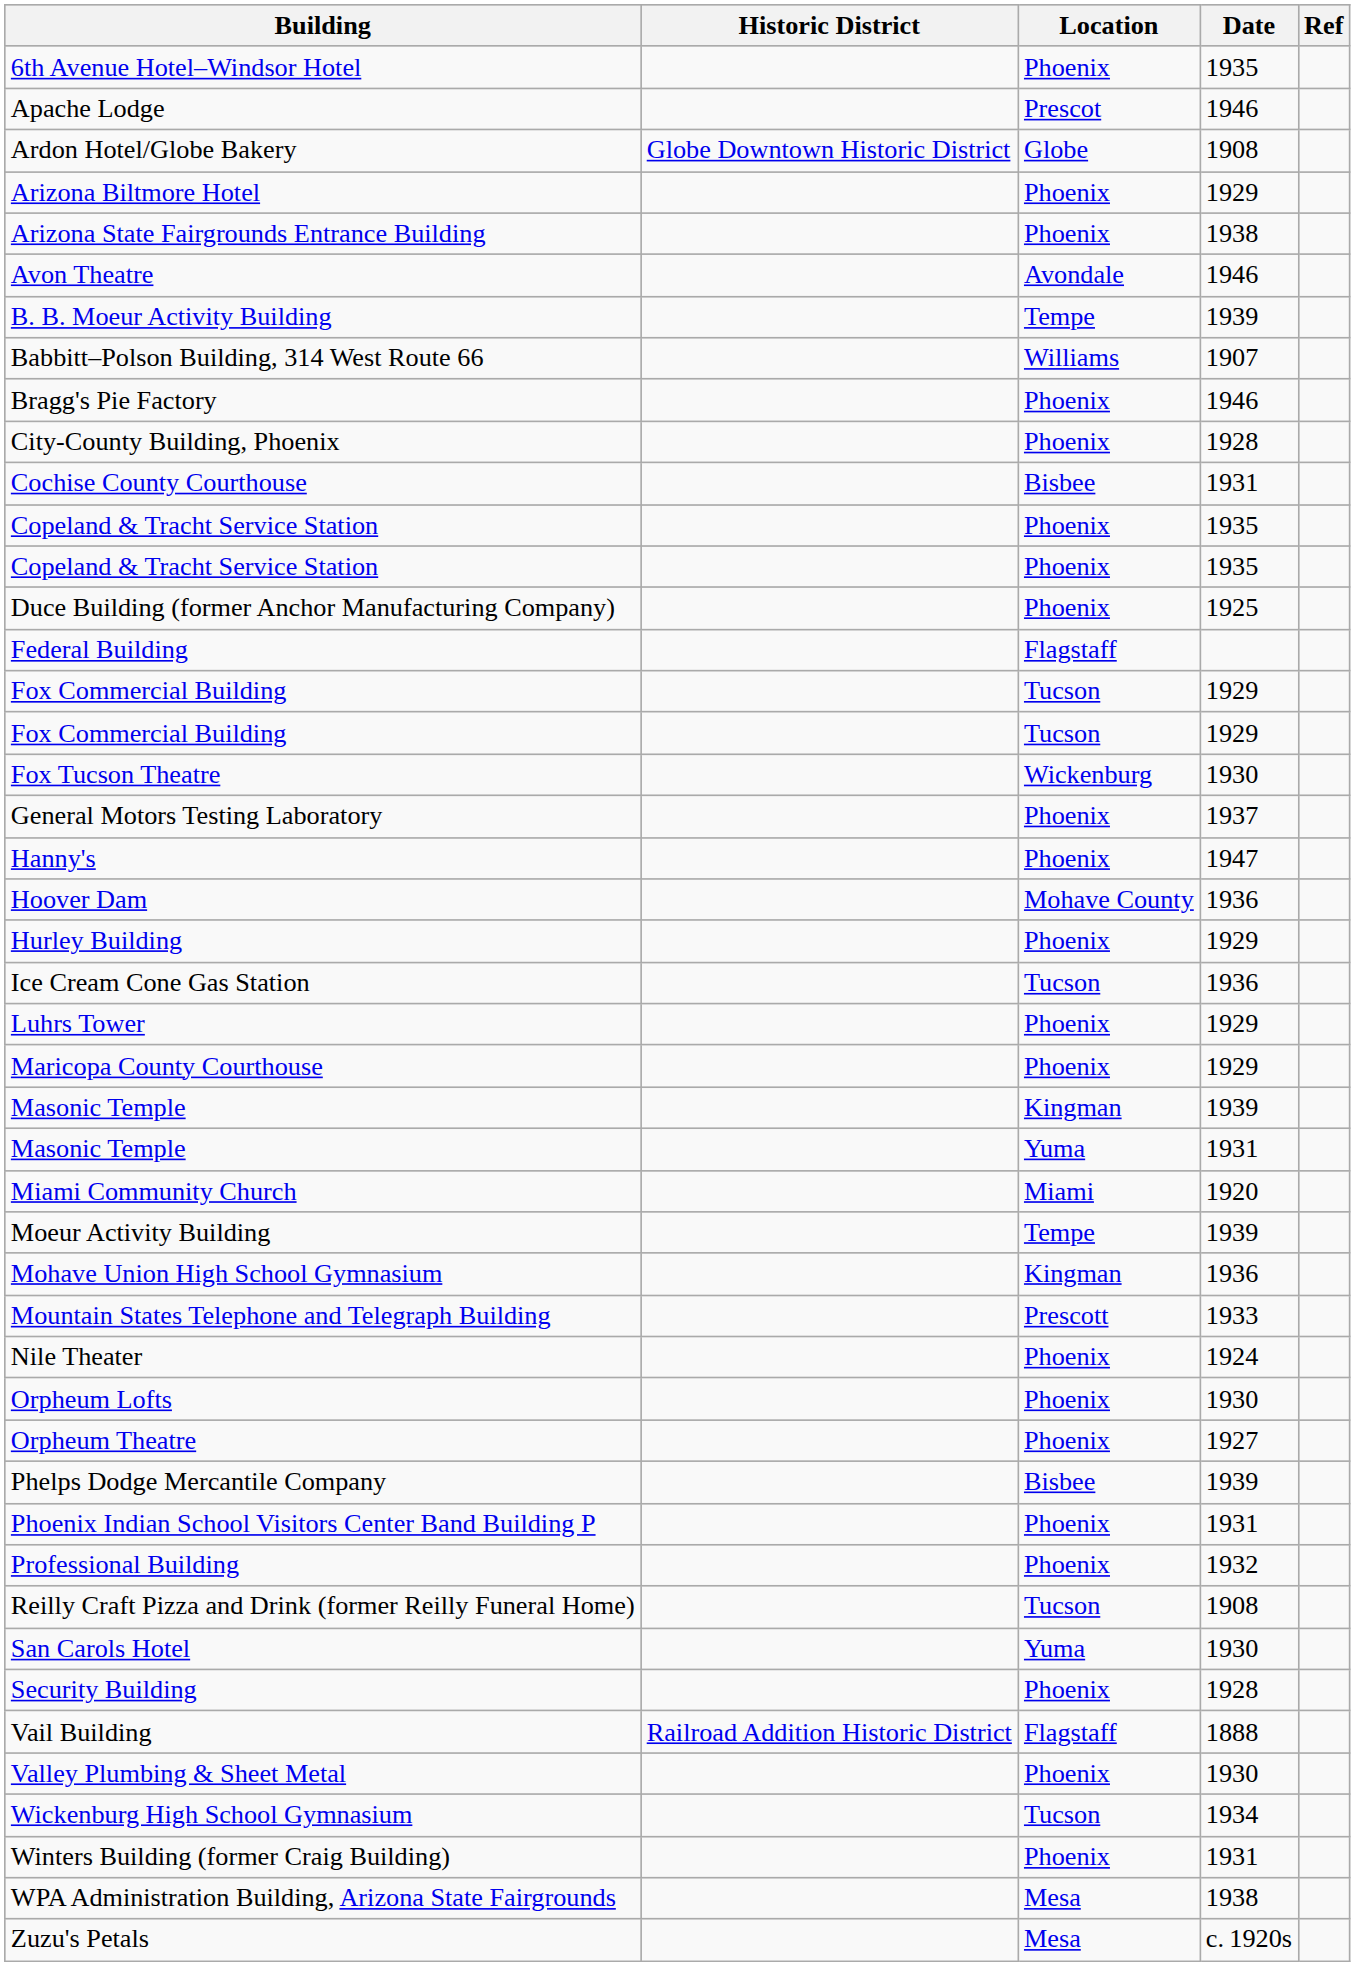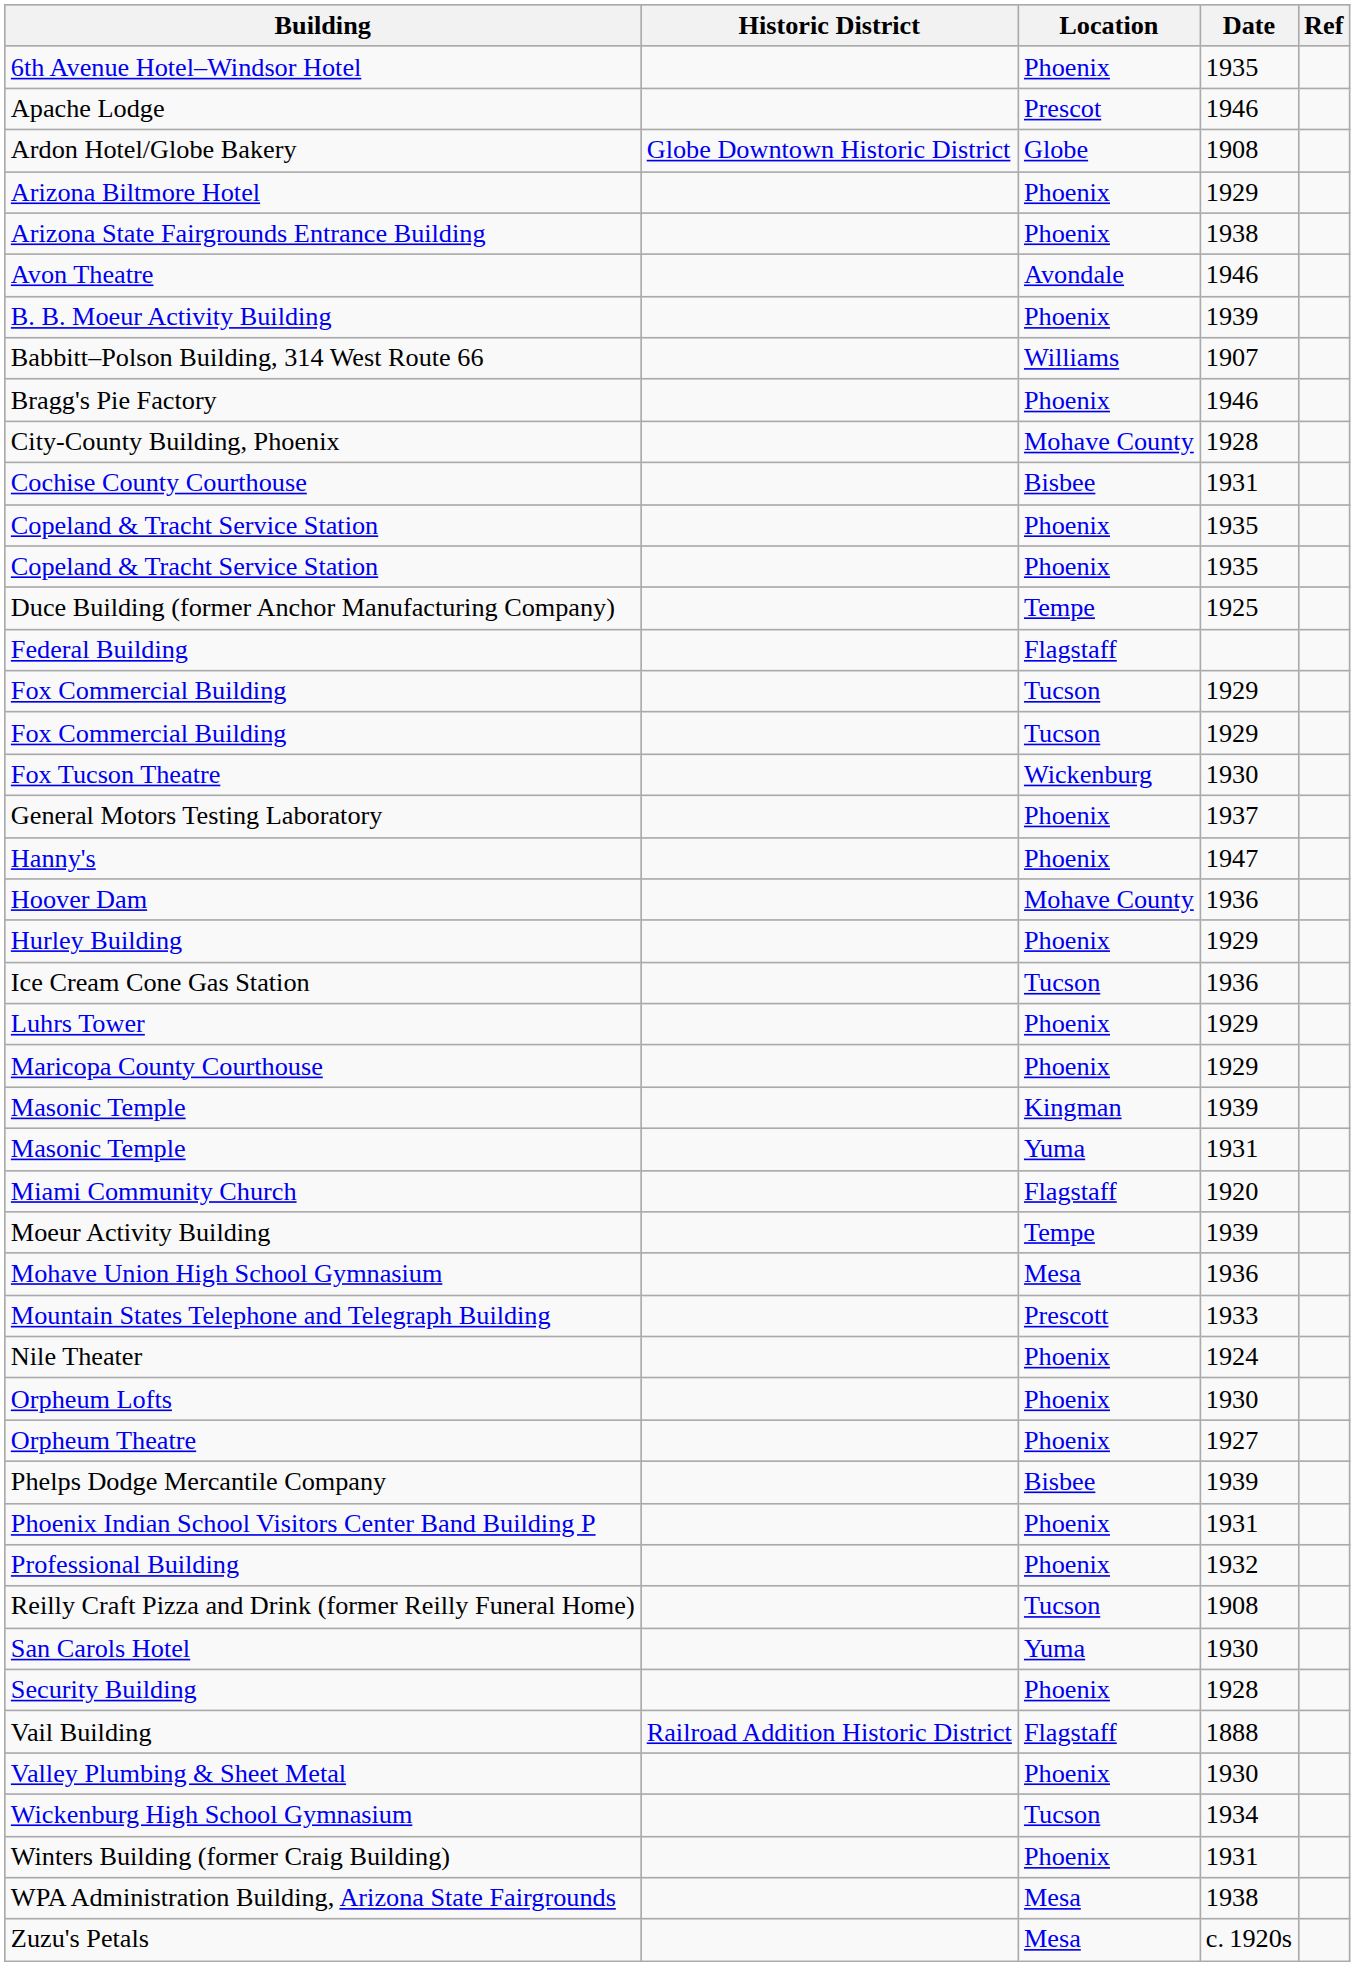(1059, 316) Tempe -> (1067, 316) Phoenix
(1067, 441) Phoenix -> (1109, 441) Mohave County
(1067, 607) Phoenix -> (1059, 607) Tempe
(1059, 1190) Miami -> (1070, 1190) Flagstaff
(1073, 1273) Kingman -> (1052, 1273) Mesa
